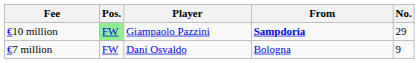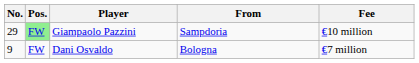columns swapped: (404, 13) <-> (52, 13)
(280, 31) bold -> (203, 31) normal
